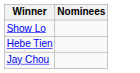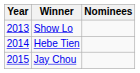+ column: (18, 12)
